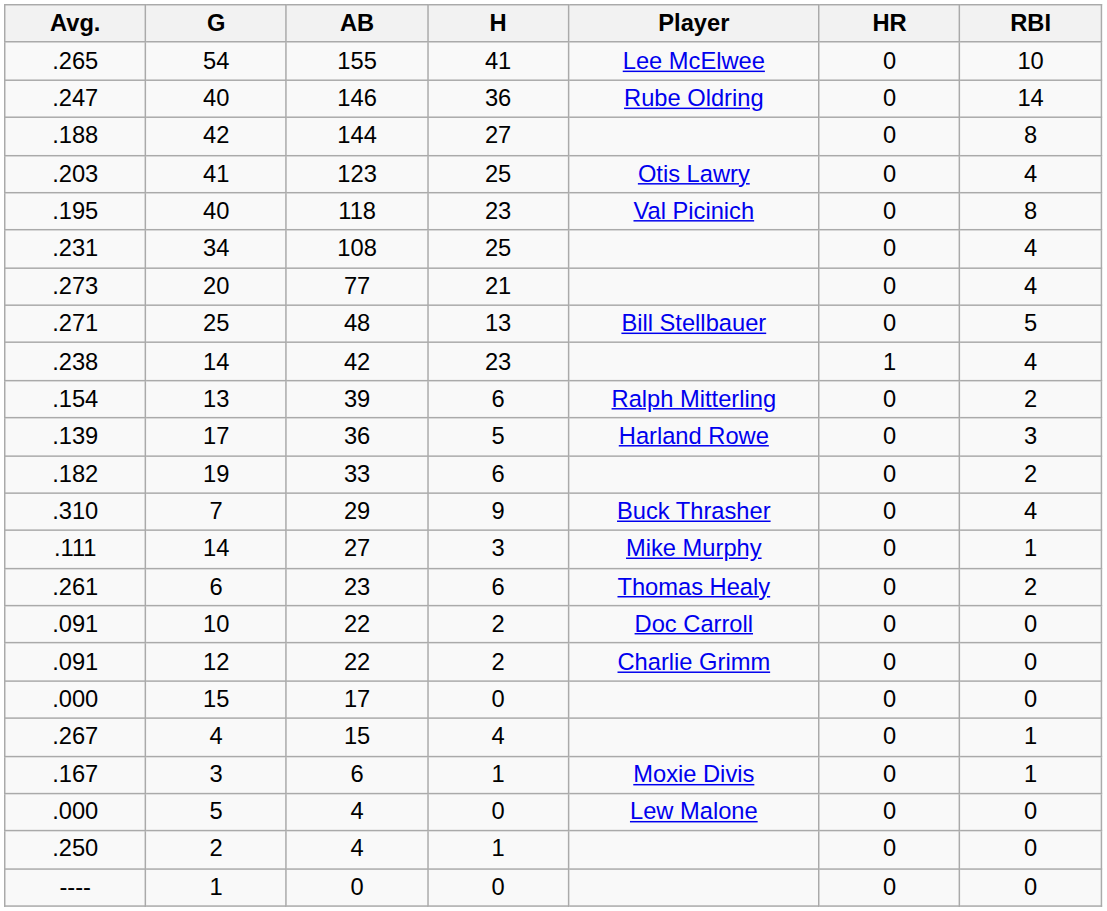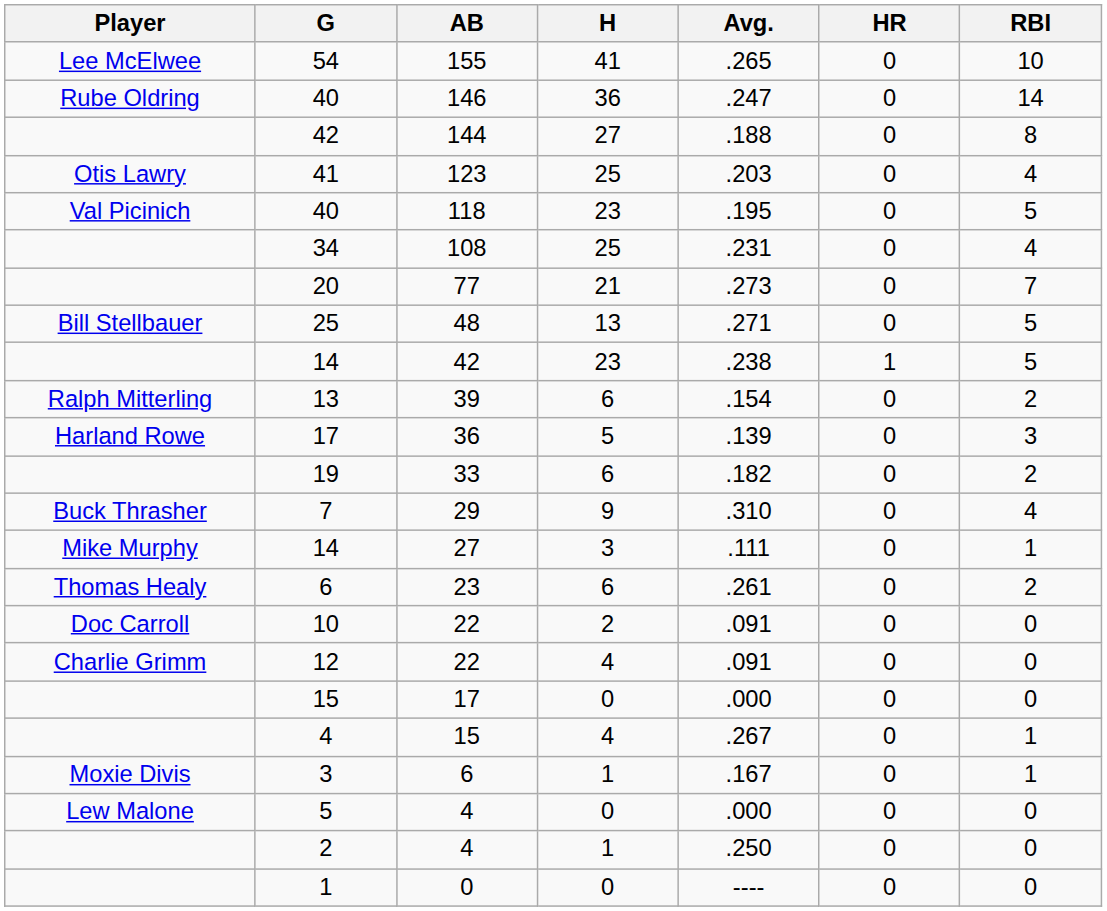columns swapped: (694, 23) <-> (75, 23)
(1031, 211) 8 -> (1031, 211) 5
(1031, 286) 4 -> (1031, 286) 7
(1031, 361) 4 -> (1031, 361) 5
(498, 661) 2 -> (608, 661) 4
